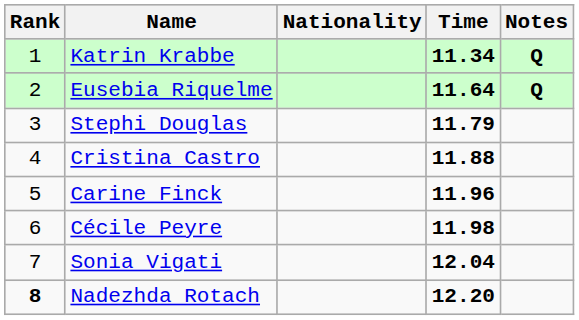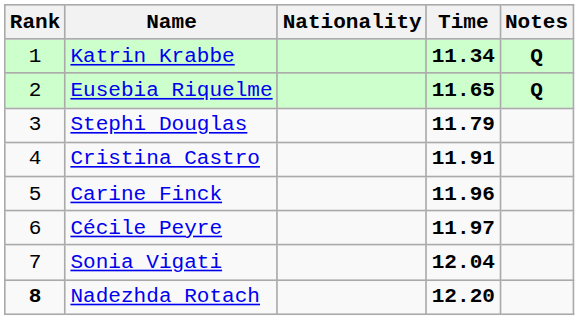(463, 91) 11.64 -> (463, 91) 11.65
(463, 159) 11.88 -> (463, 159) 11.91
(463, 228) 11.98 -> (463, 228) 11.97
